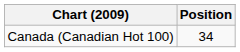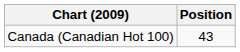(206, 36) 34 -> (206, 36) 43
